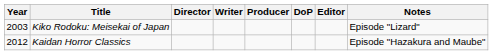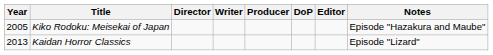(17, 27) 2003 -> (17, 27) 2005
(385, 27) Episode "Lizard" -> (417, 27) Episode "Hazakura and Maube"
(17, 42) 2012 -> (17, 42) 2013
(417, 42) Episode "Hazakura and Maube" -> (385, 42) Episode "Lizard"
